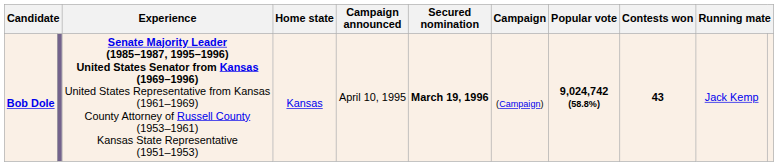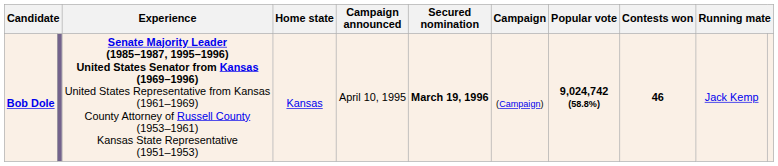(658, 97) 43 -> (658, 97) 46
